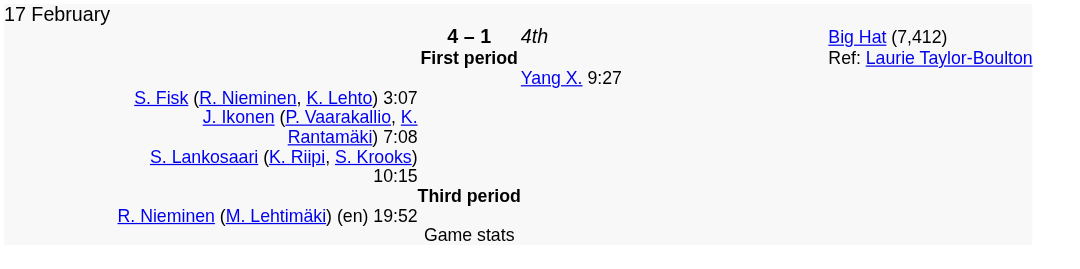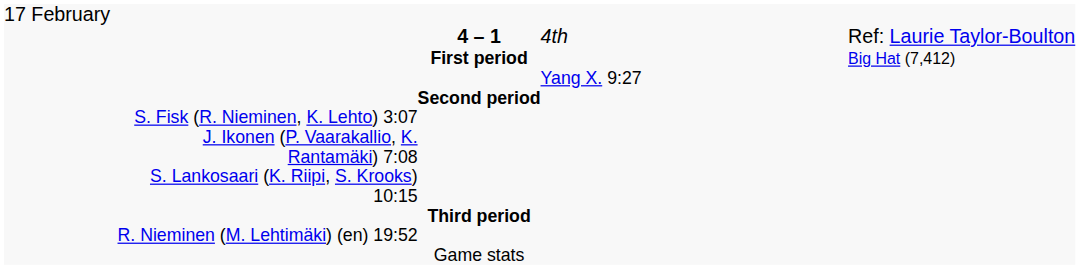(888, 37) Big Hat (7,412) -> (962, 37) Ref: Laurie Taylor-Boulton
(931, 58) Ref: Laurie Taylor-Boulton -> (902, 58) Big Hat (7,412)
+ row: (264, 97)
